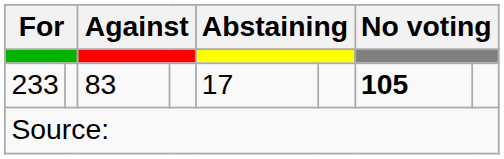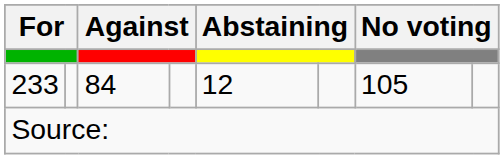(101, 84) 83 -> (101, 84) 84
(217, 84) 17 -> (217, 84) 12
(385, 84) bold -> (385, 84) normal
